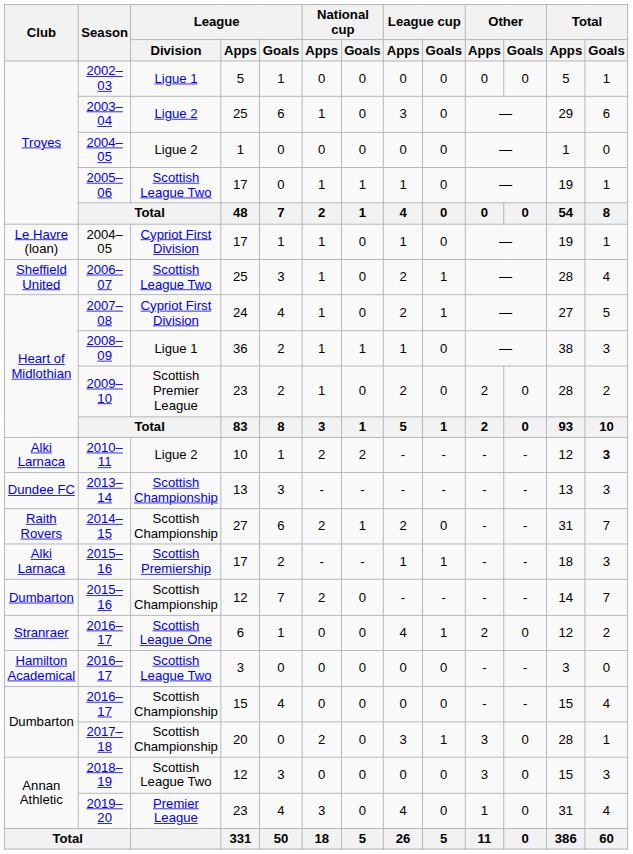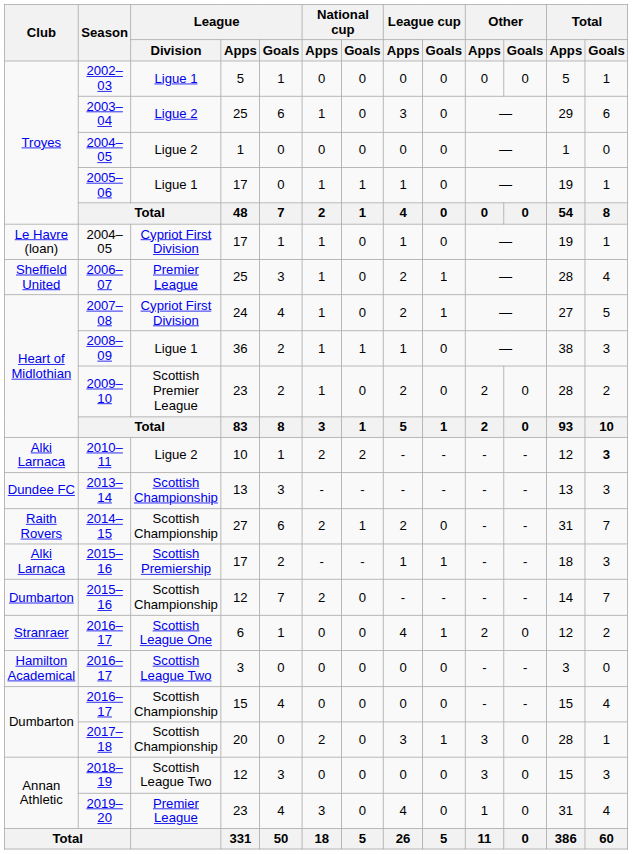(176, 185) Scottish League Two -> (176, 185) Ligue 1
(176, 277) Scottish League Two -> (176, 277) Premier League
